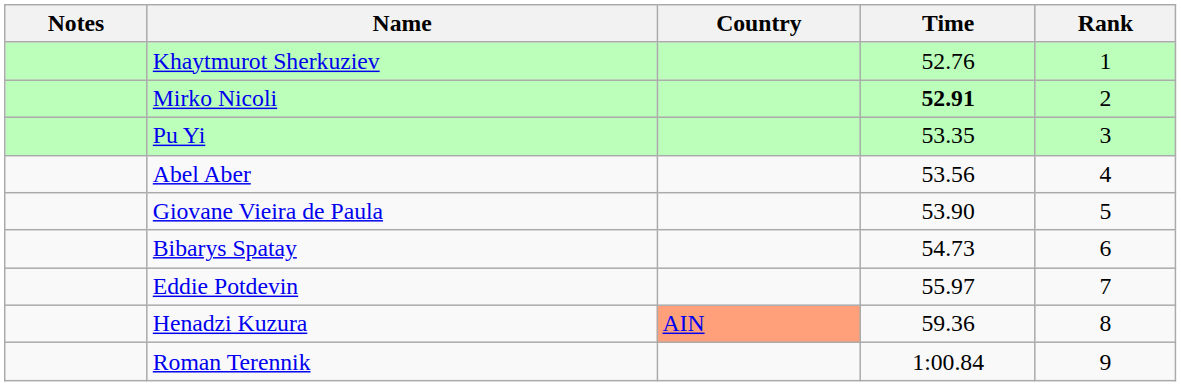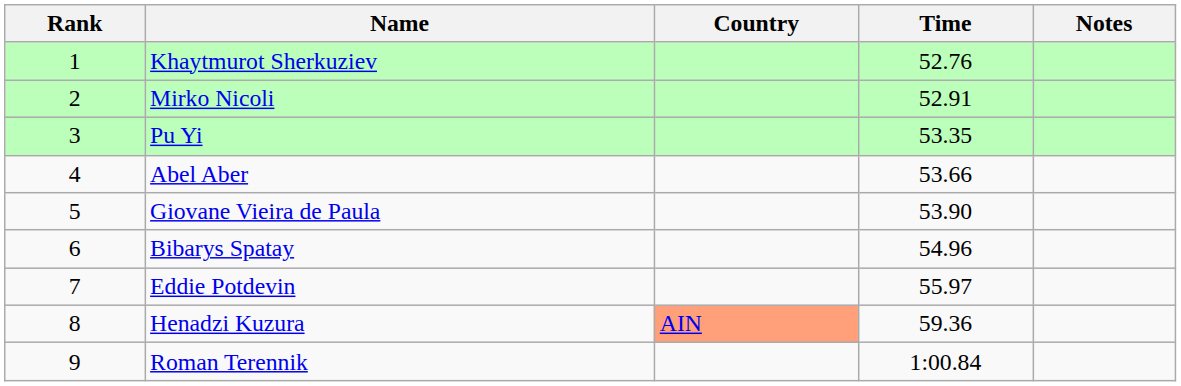columns swapped: (1105, 23) <-> (76, 23)
(948, 98) bold -> (945, 98) normal
(948, 173) 53.56 -> (945, 173) 53.66
(948, 248) 54.73 -> (945, 248) 54.96
